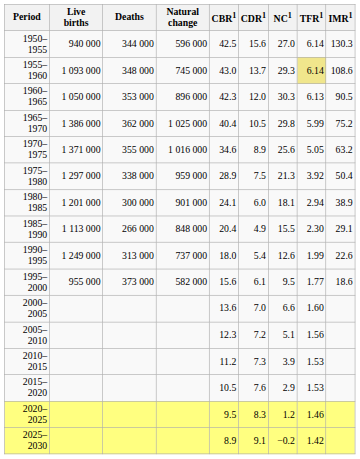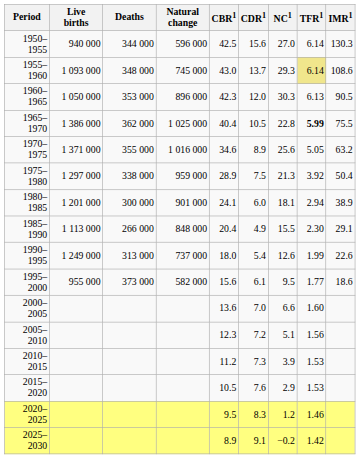(286, 123) 29.8 -> (286, 123) 22.8
(315, 123) normal -> (315, 123) bold
(344, 123) 75.2 -> (344, 123) 75.5
